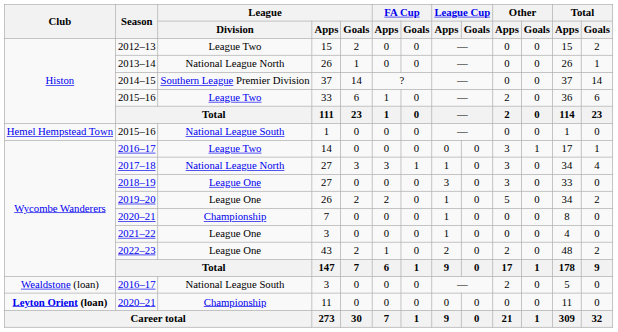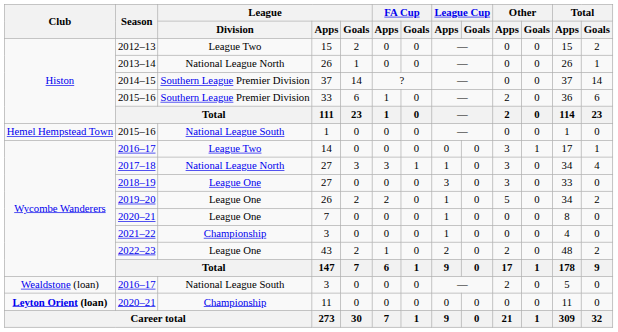(235, 98) League Two -> (235, 98) Southern League Premier Division
(235, 217) Championship -> (235, 217) League One
(235, 234) League One -> (235, 234) Championship
